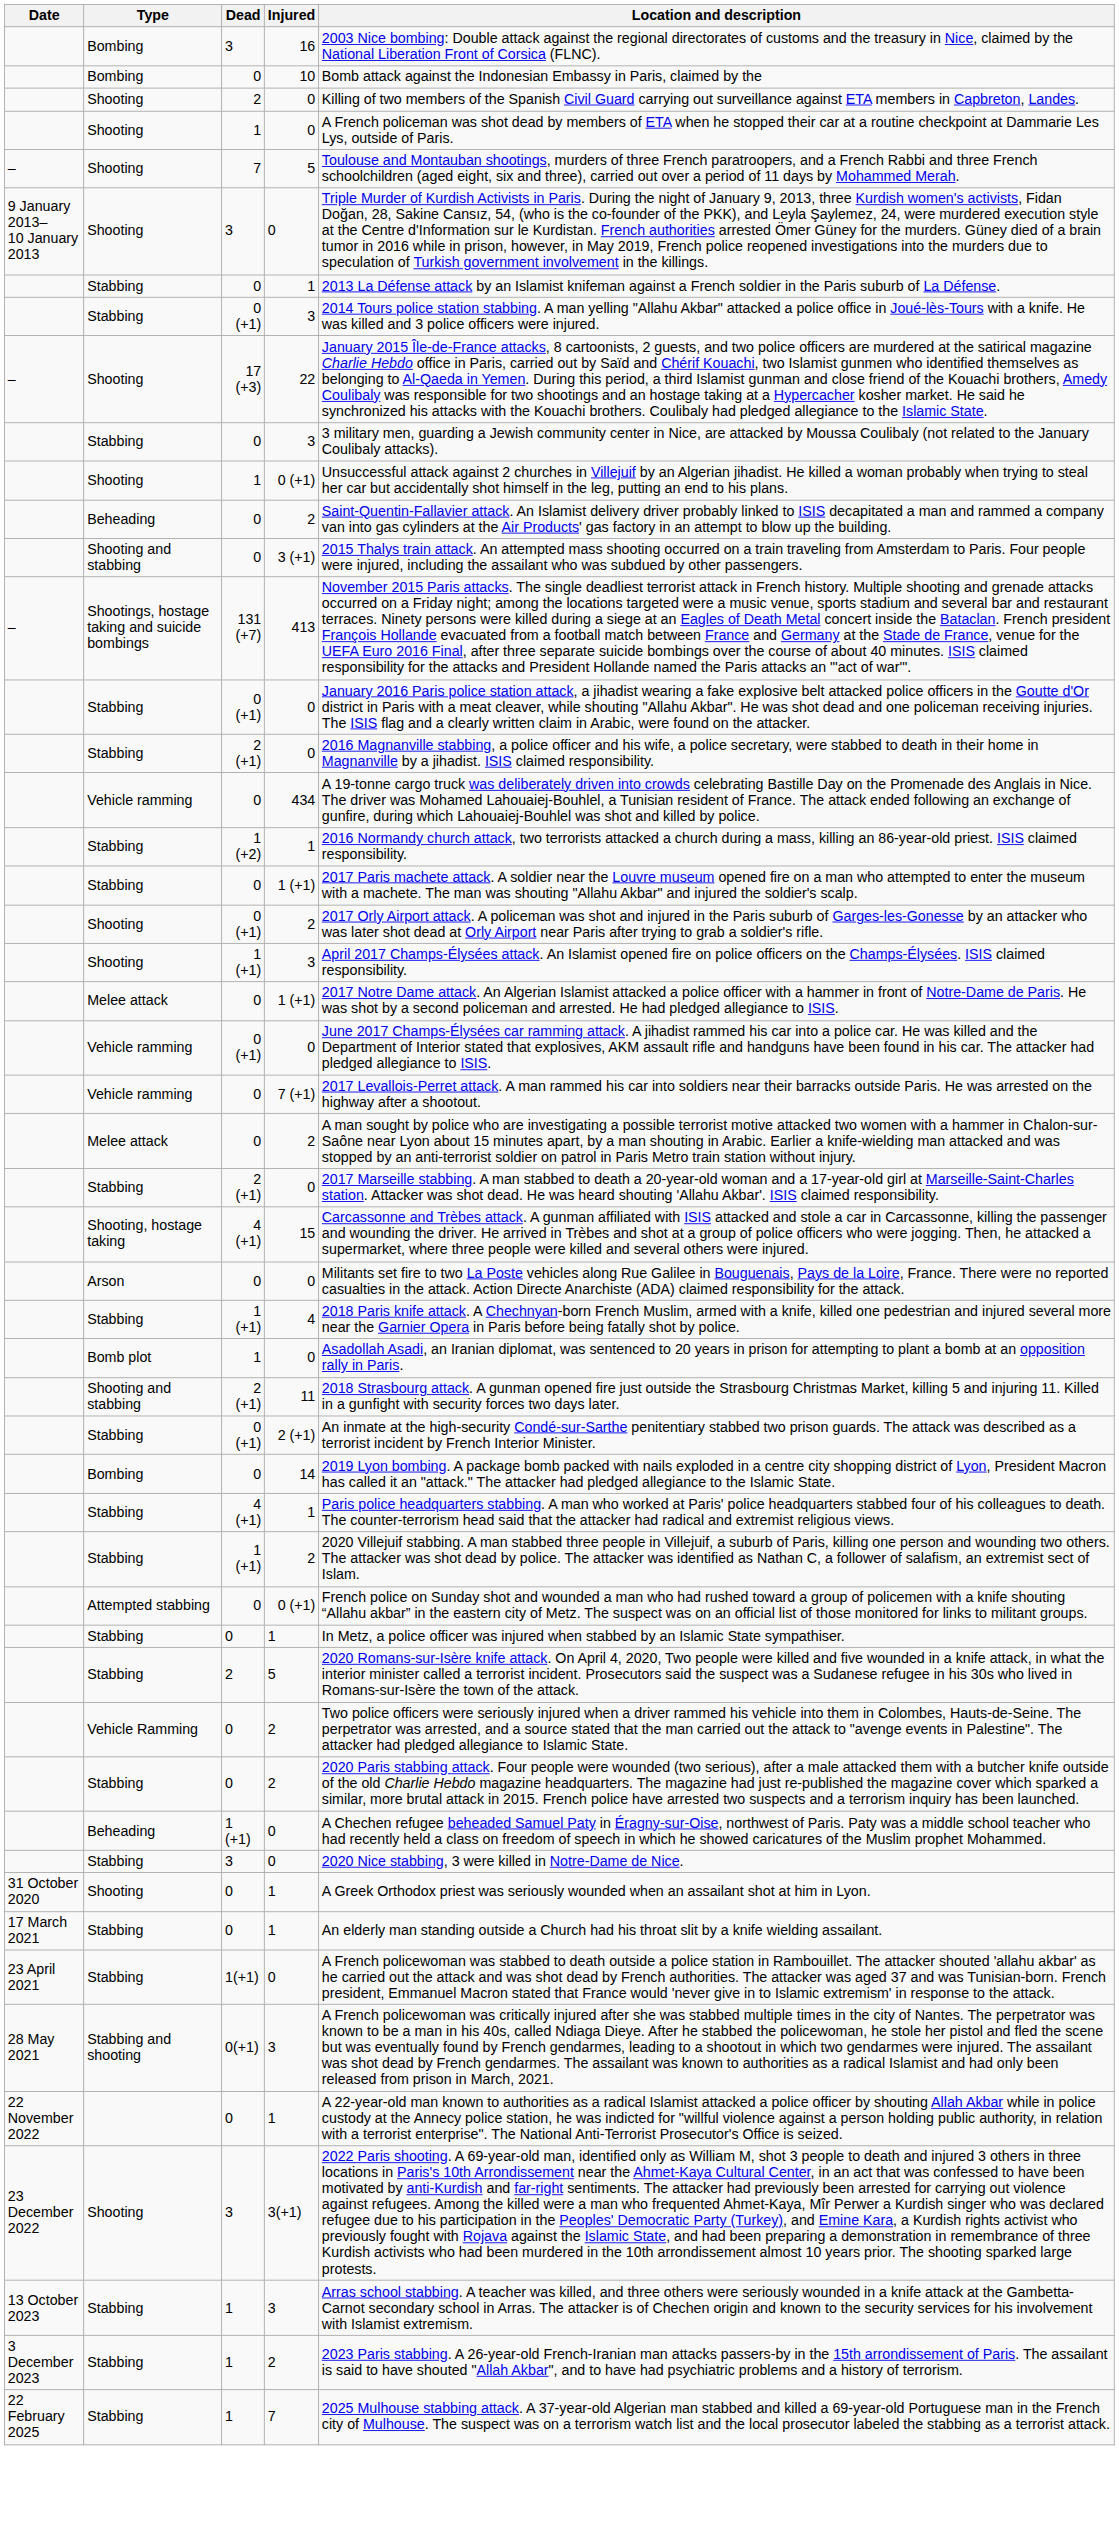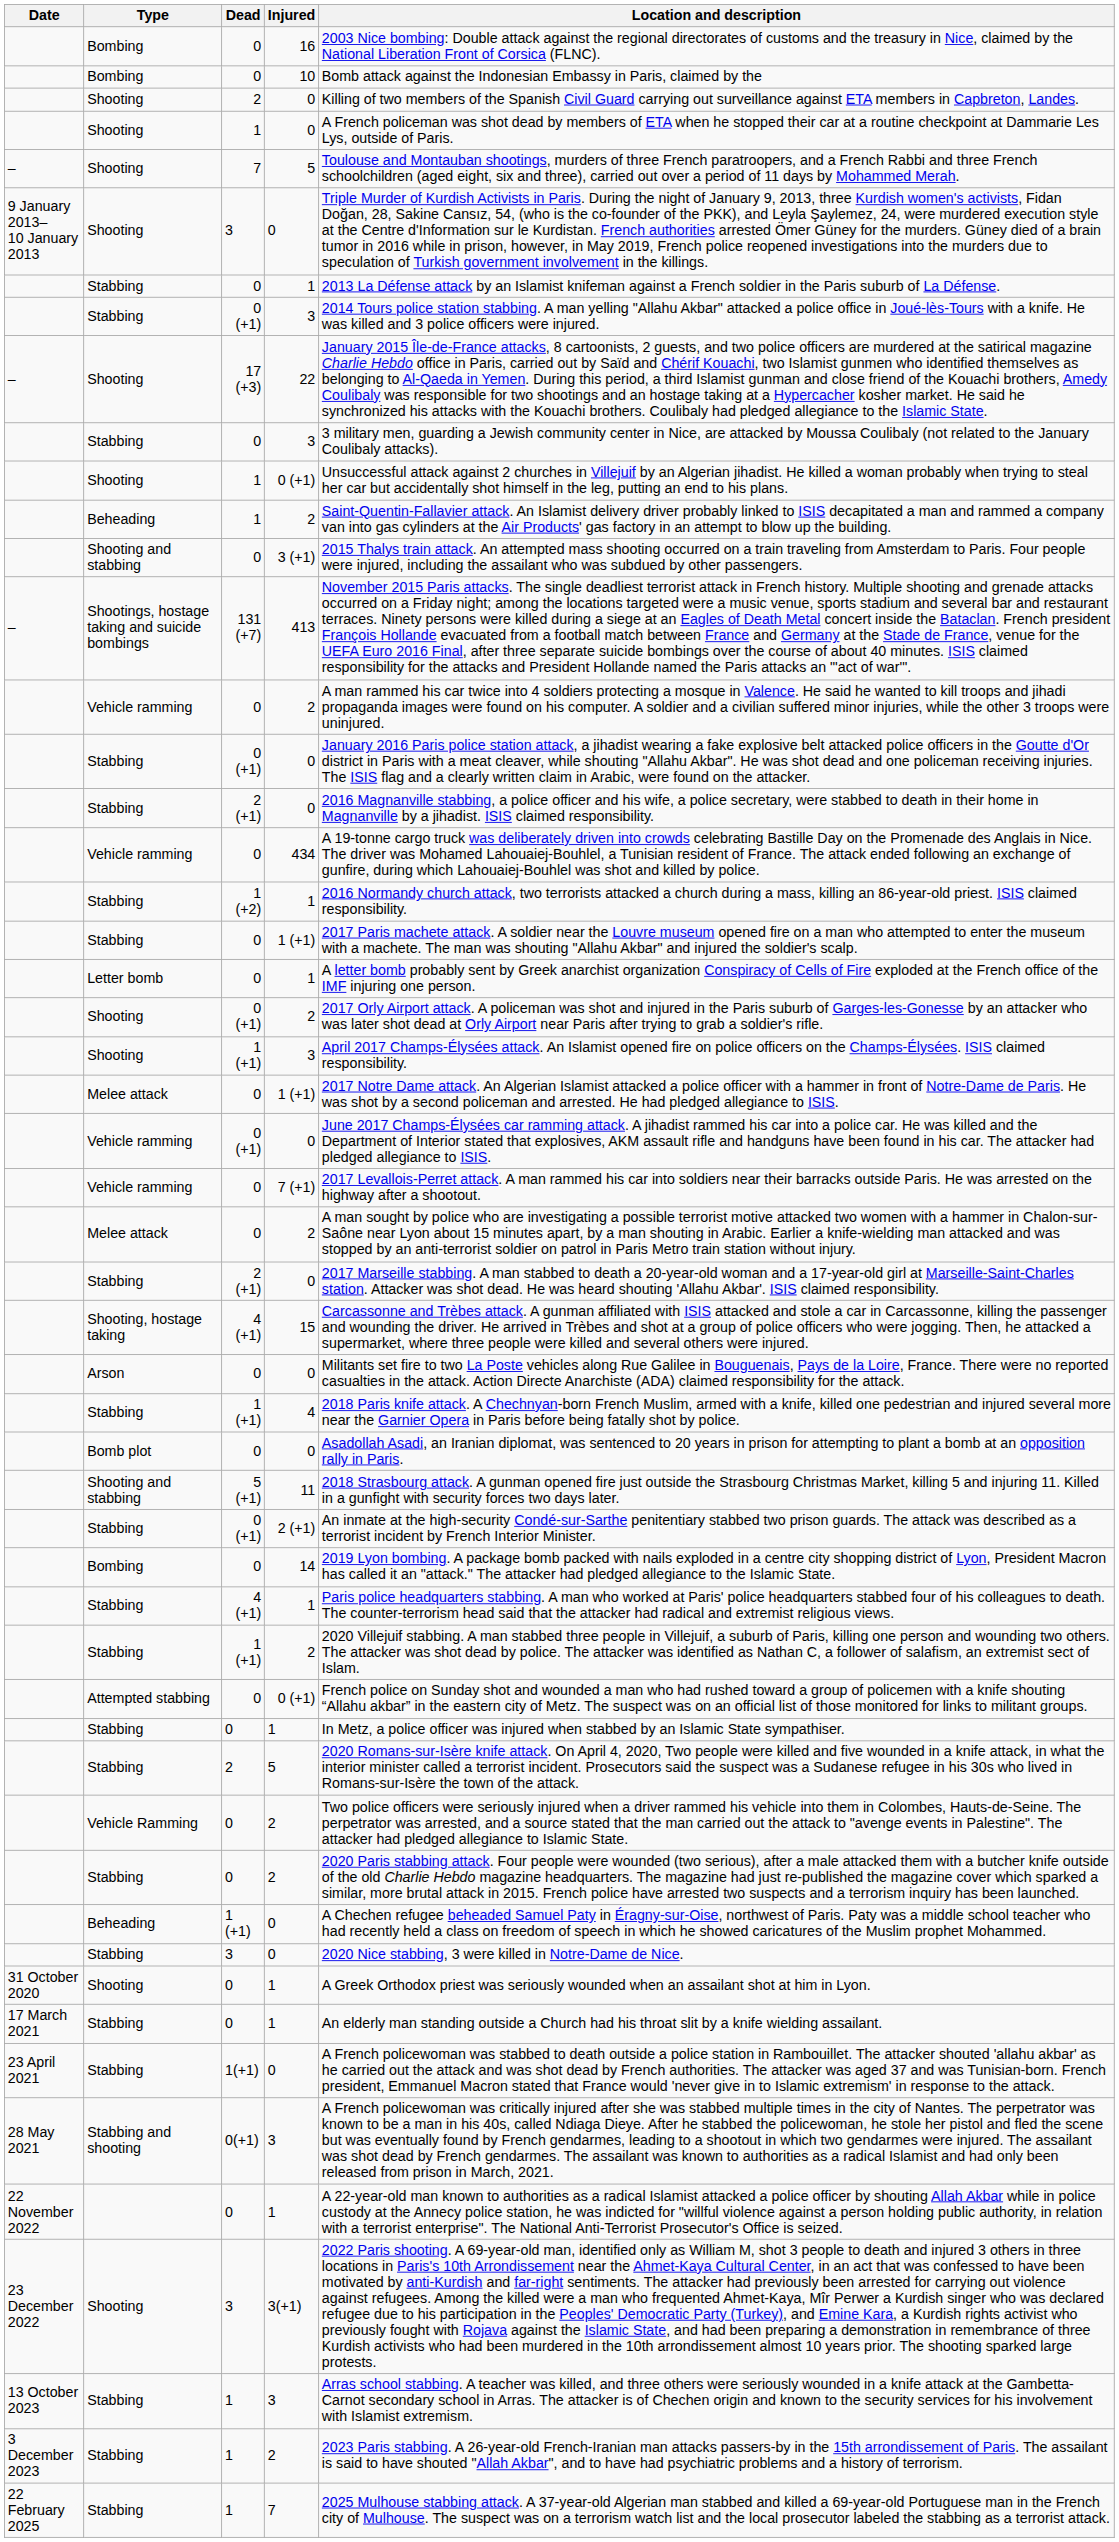(229, 46) 3 -> (257, 46) 0
(257, 519) 0 -> (257, 519) 1
+ row: (140, 706)
+ row: (125, 978)
(257, 1358) 1 -> (257, 1451) 0
(248, 1396) 2 (+1) -> (248, 1489) 5 (+1)
